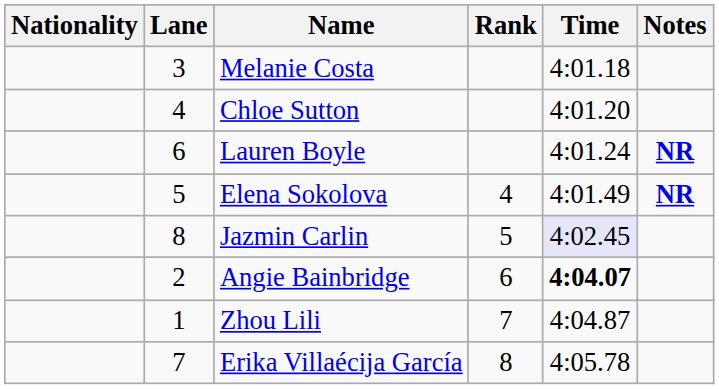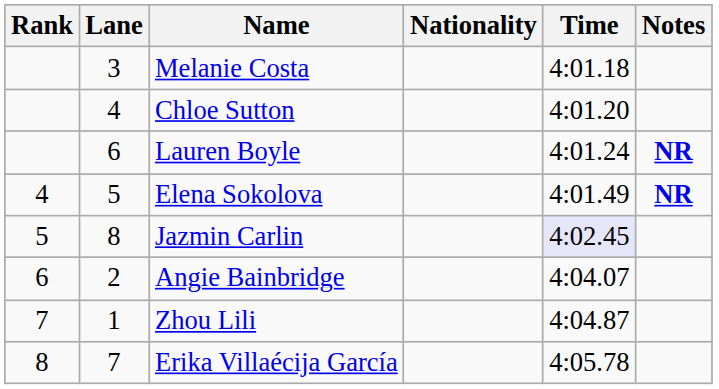columns swapped: (506, 25) <-> (74, 25)
(590, 278) bold -> (589, 278) normal
